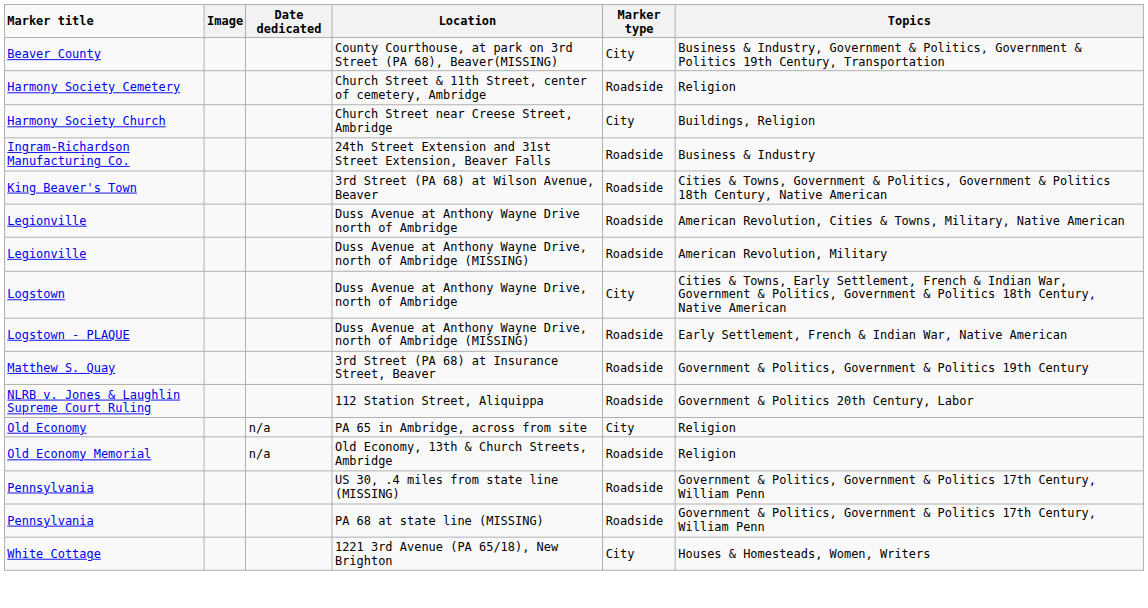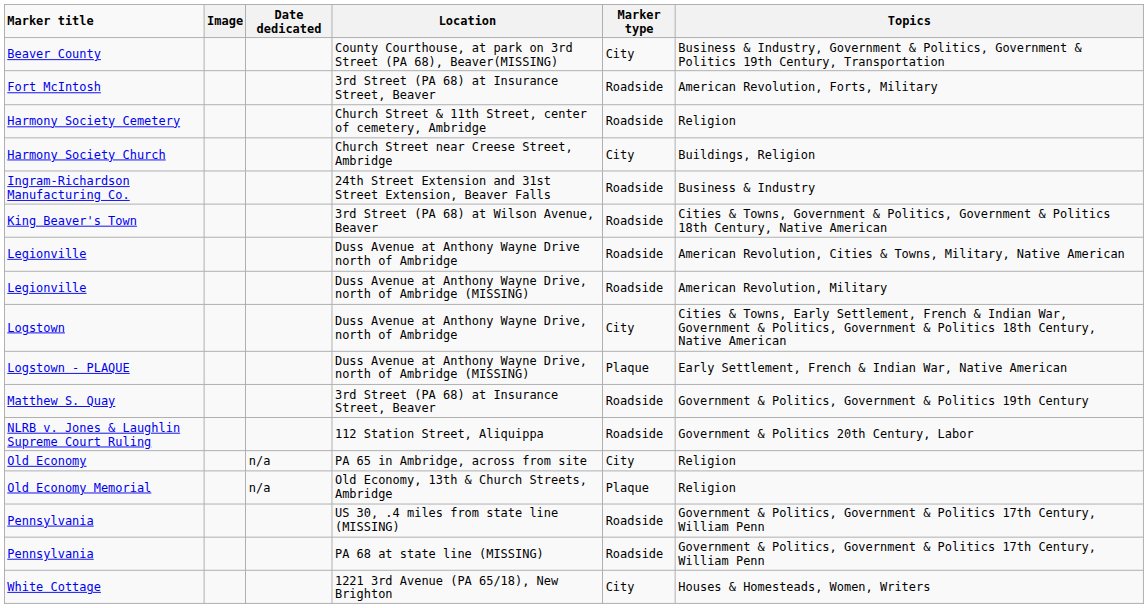+ row: (54, 88)
(634, 335) Roadside -> (627, 368) Plaque
(634, 454) Roadside -> (627, 487) Plaque
